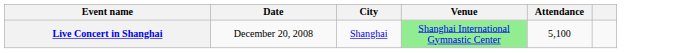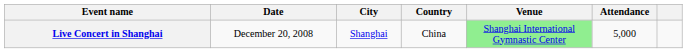+ column: (434, 12)
(559, 34) 5,100 -> (625, 34) 5,000
